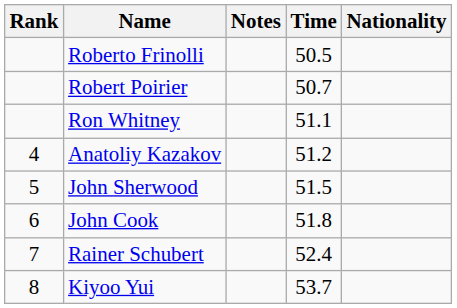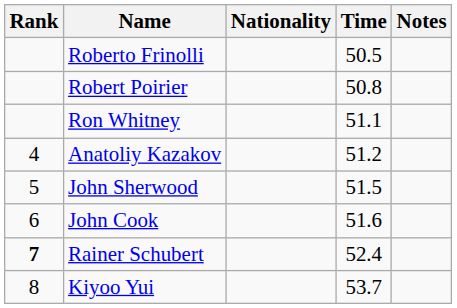columns swapped: (396, 21) <-> (256, 21)
(314, 87) 50.7 -> (364, 87) 50.8
(314, 220) 51.8 -> (364, 220) 51.6
(34, 253) normal -> (34, 253) bold
